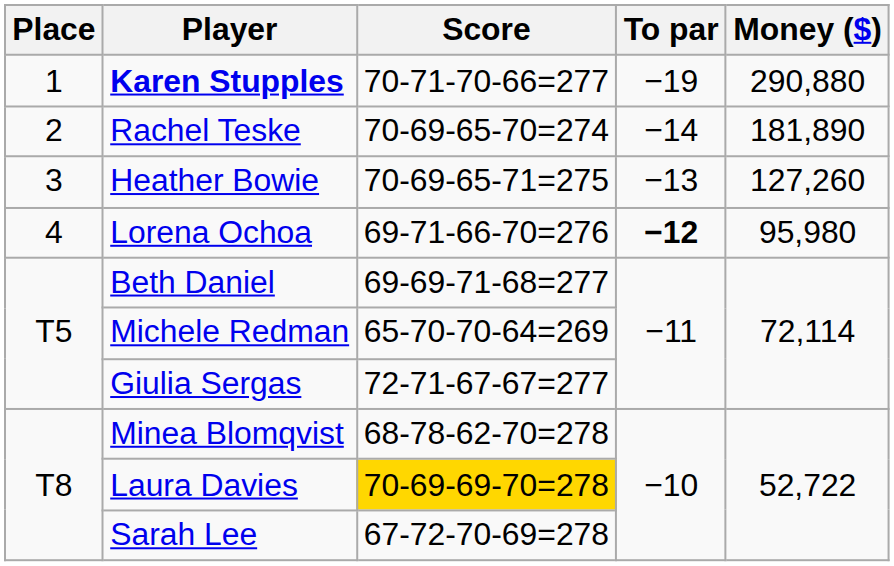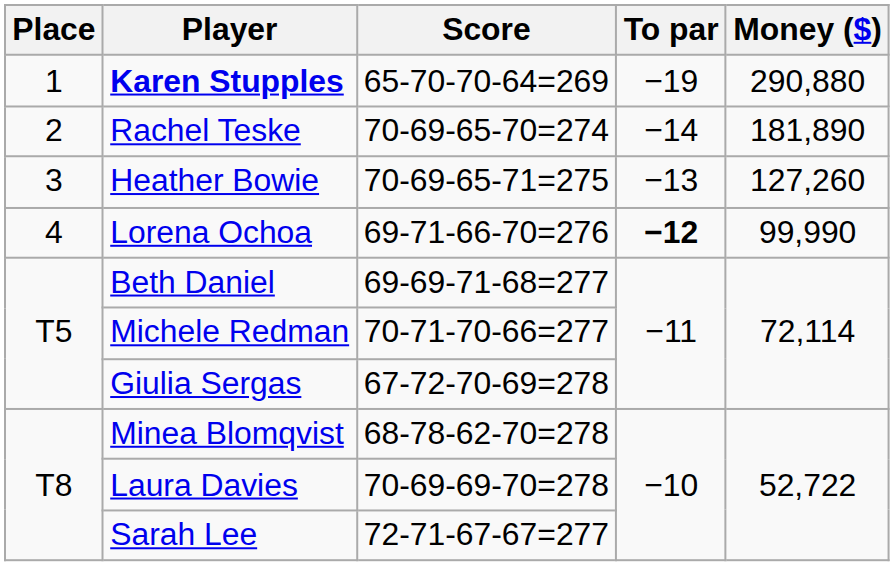(486, 80) 70-71-70-66=277 -> (486, 80) 65-70-70-64=269
(808, 231) 95,980 -> (808, 231) 99,990
(486, 332) 65-70-70-64=269 -> (486, 332) 70-71-70-66=277
(486, 383) 72-71-67-67=277 -> (486, 383) 67-72-70-69=278
(486, 484) gold background -> (486, 484) no background
(486, 534) 67-72-70-69=278 -> (486, 534) 72-71-67-67=277
